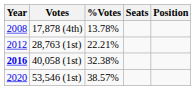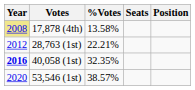(17, 28) no background -> (17, 28) khaki background
(103, 28) 13.78% -> (103, 28) 13.58%
(103, 61) 32.38% -> (103, 61) 32.35%
